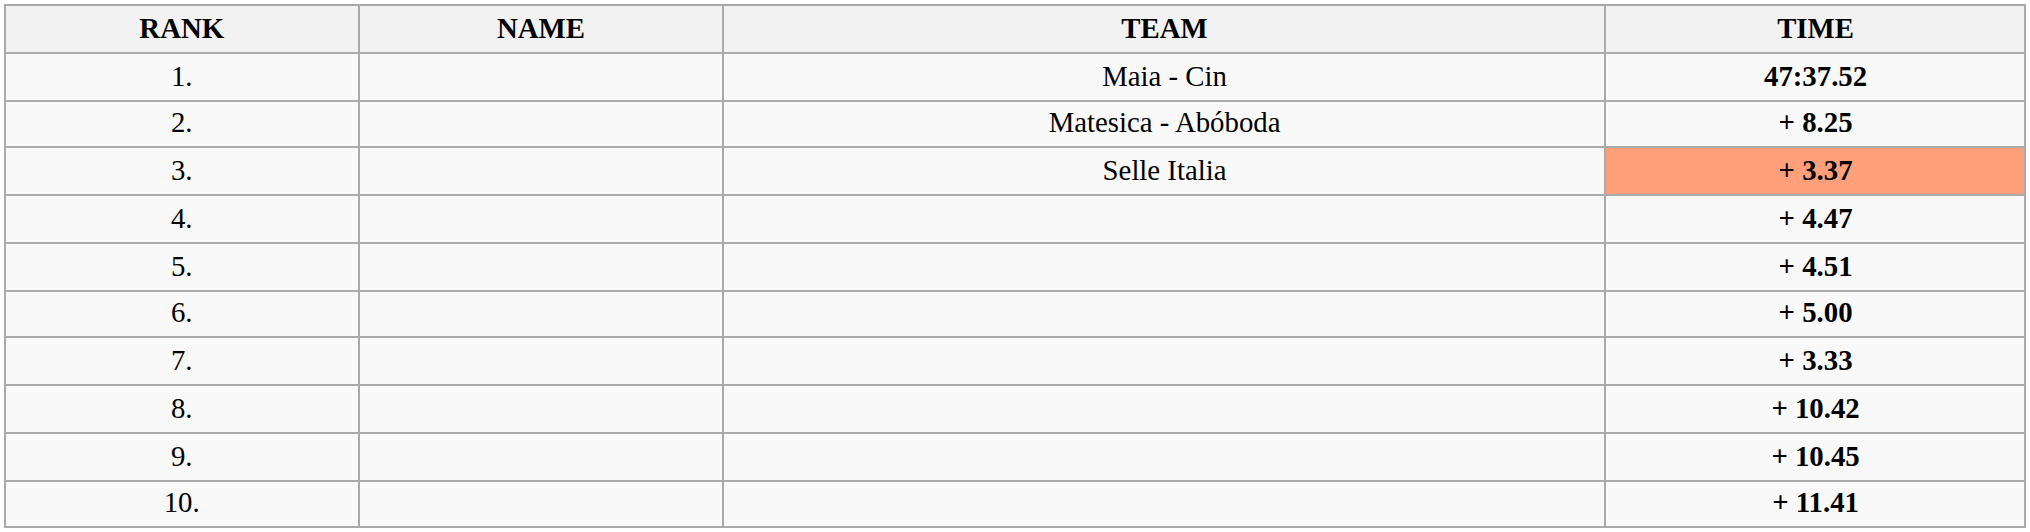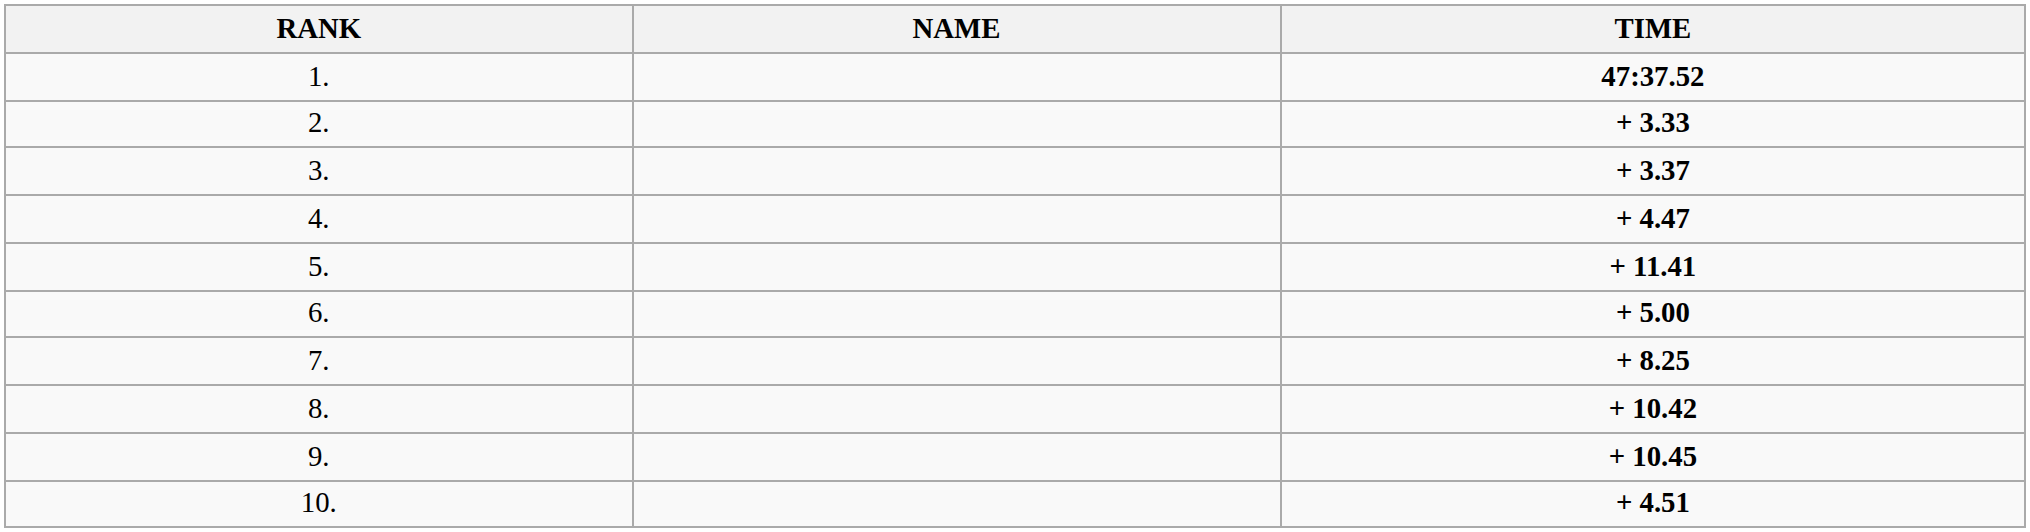- column: (1165, 28)
(1816, 123) + 8.25 -> (1653, 123) + 3.33
(1816, 171) lightsalmon background -> (1653, 171) no background
(1816, 266) + 4.51 -> (1653, 266) + 11.41
(1816, 361) + 3.33 -> (1653, 361) + 8.25
(1816, 503) + 11.41 -> (1653, 503) + 4.51
